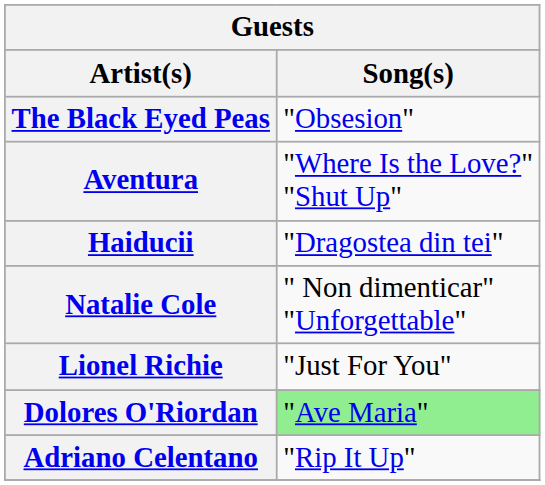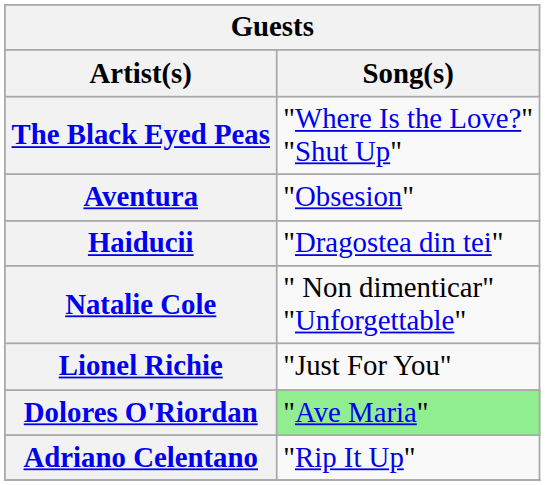(349, 118) "Obsesion" -> (408, 134) "Where Is the Love?" "Shut Up"
(408, 180) "Where Is the Love?" "Shut Up" -> (349, 196) "Obsesion"
